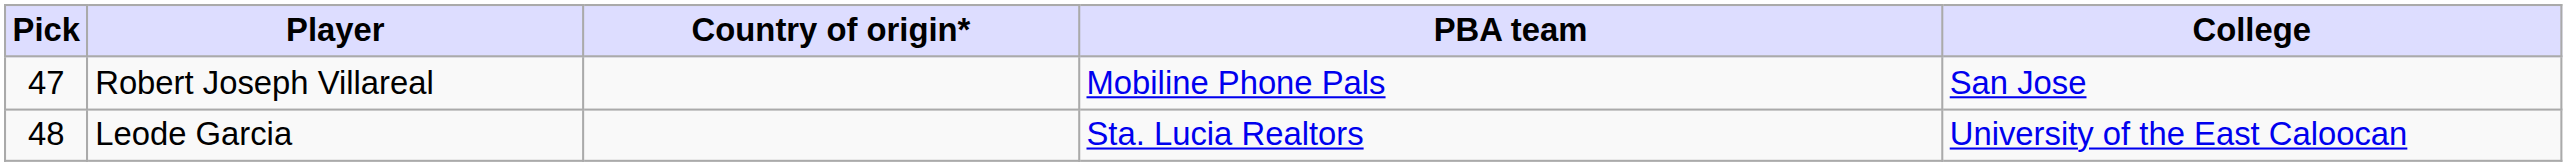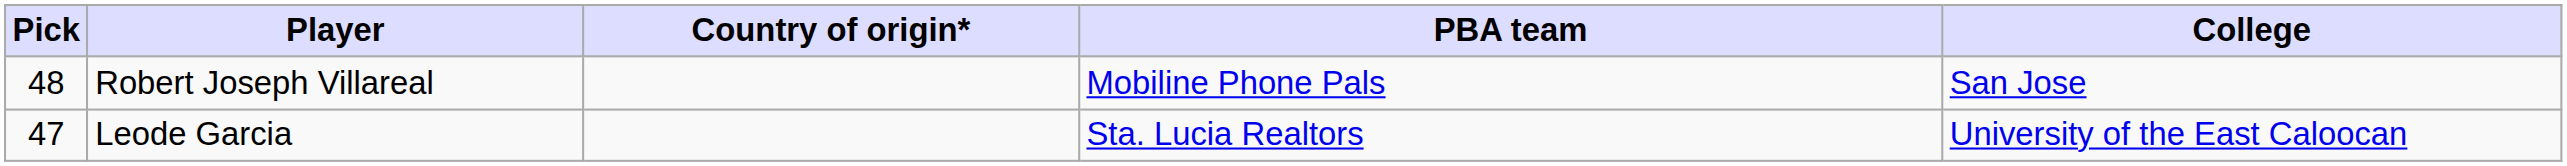(46, 82) 47 -> (46, 82) 48
(46, 134) 48 -> (46, 134) 47
